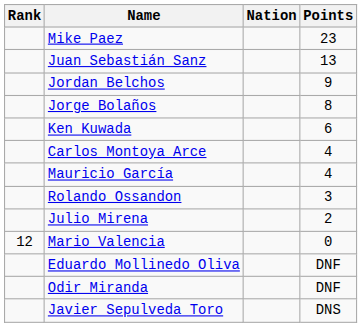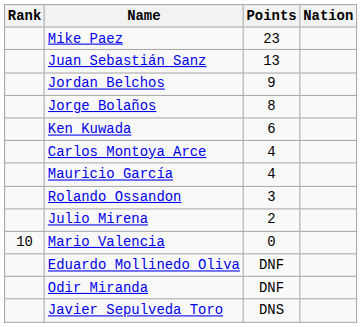columns swapped: (272, 16) <-> (328, 16)
(25, 243) 12 -> (25, 243) 10
